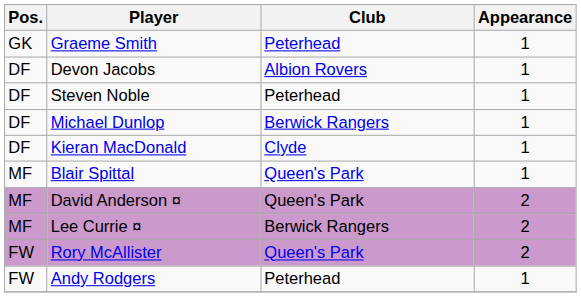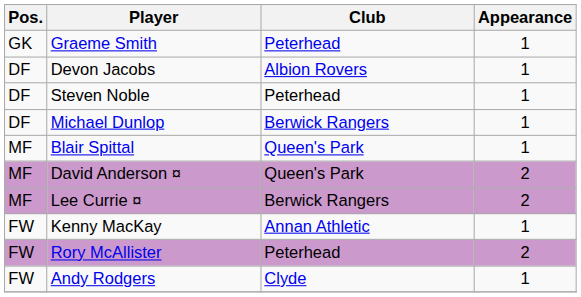- row: (119, 148)
+ row: (106, 226)
(314, 252) Queen's Park -> (302, 252) Peterhead
(302, 278) Peterhead -> (285, 278) Clyde
